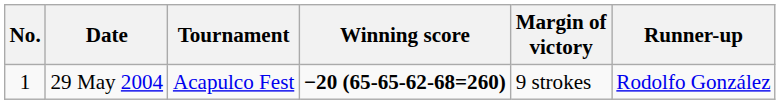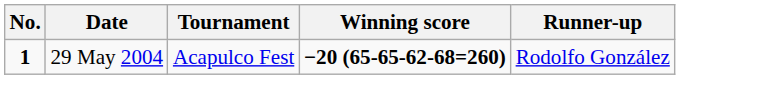- column: (561, 34)
(25, 81) normal -> (25, 56) bold
